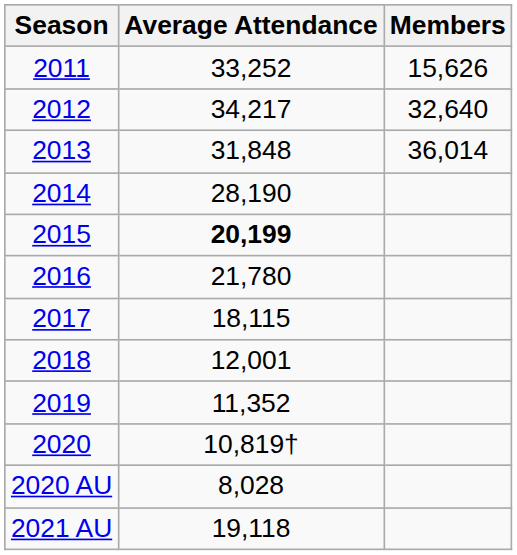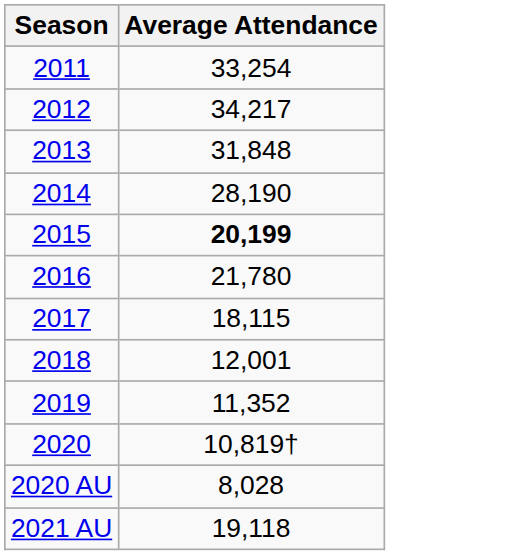- column: (448, 25)
(251, 67) 33,252 -> (251, 67) 33,254
